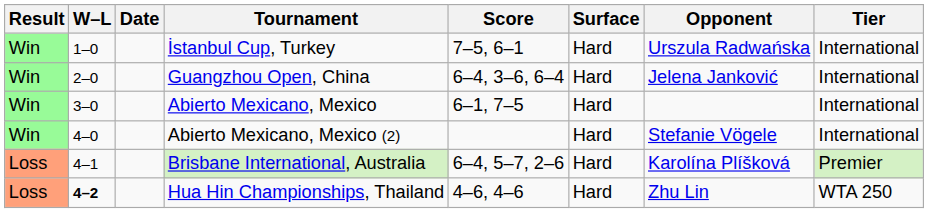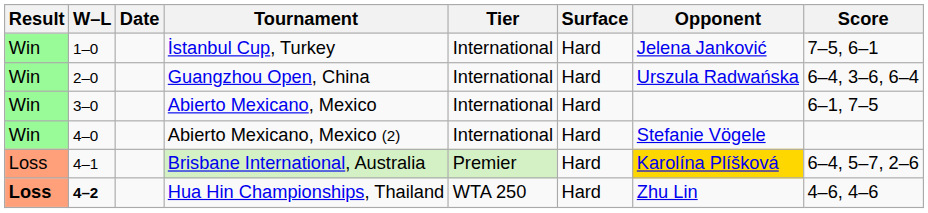columns swapped: (869, 18) <-> (508, 18)
(729, 47) Urszula Radwańska -> (702, 47) Jelena Janković
(713, 76) Jelena Janković -> (718, 76) Urszula Radwańska
(719, 163) no background -> (708, 163) gold background
(28, 192) normal -> (30, 192) bold
